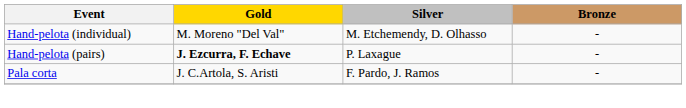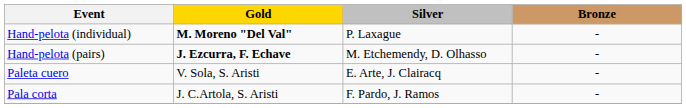(230, 34) normal -> (234, 34) bold
(416, 34) M. Etchemendy, D. Olhasso -> (373, 34) P. Laxague
(373, 53) P. Laxague -> (416, 53) M. Etchemendy, D. Olhasso
+ row: (38, 73)
